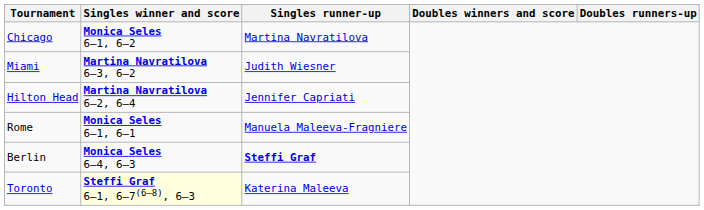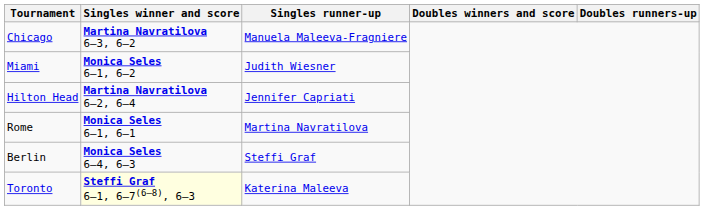(123, 37) Monica Seles 6–1, 6–2 -> (145, 37) Martina Navratilova 6–3, 6–2
(306, 37) Martina Navratilova -> (326, 37) Manuela Maleeva-Fragniere
(145, 67) Martina Navratilova 6–3, 6–2 -> (123, 67) Monica Seles 6–1, 6–2
(326, 127) Manuela Maleeva-Fragniere -> (306, 127) Martina Navratilova
(280, 157) bold -> (280, 157) normal
